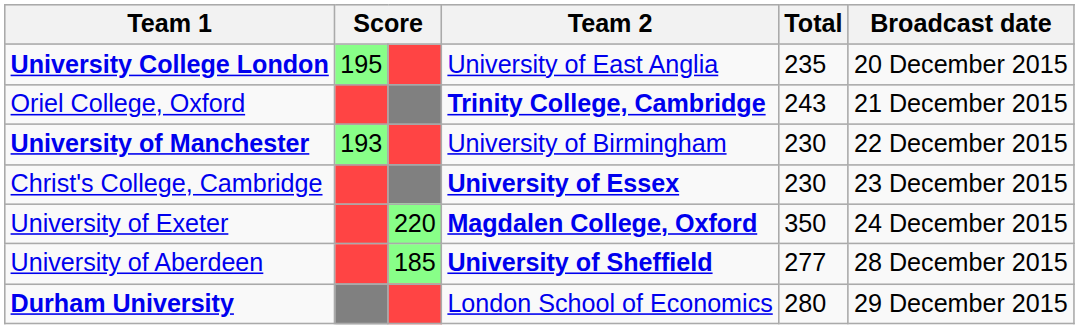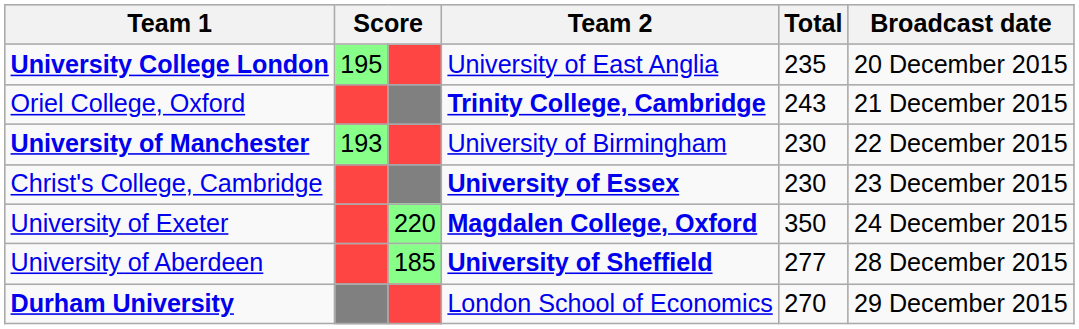(805, 303) 280 -> (805, 303) 270
